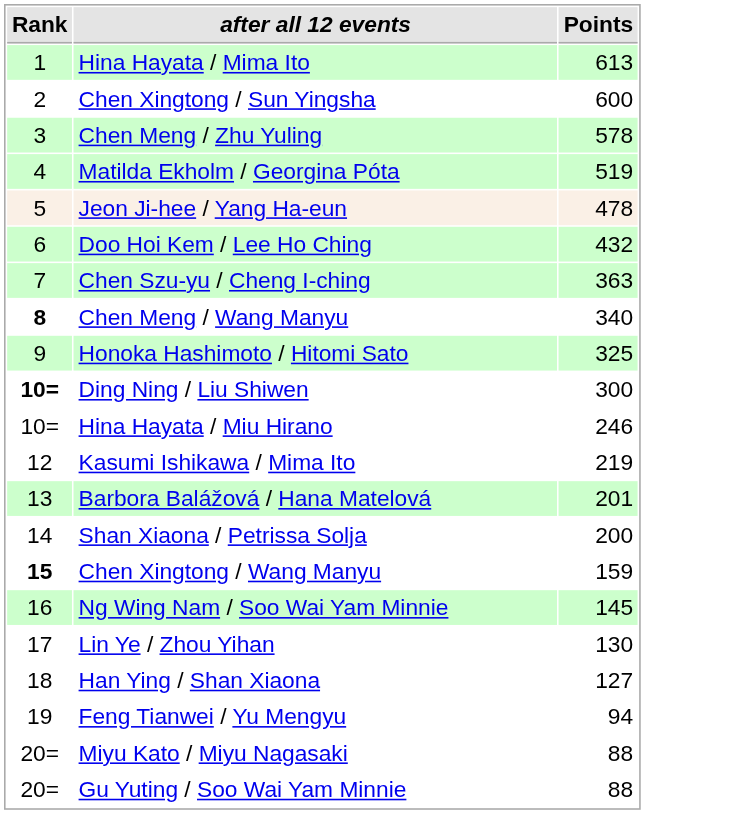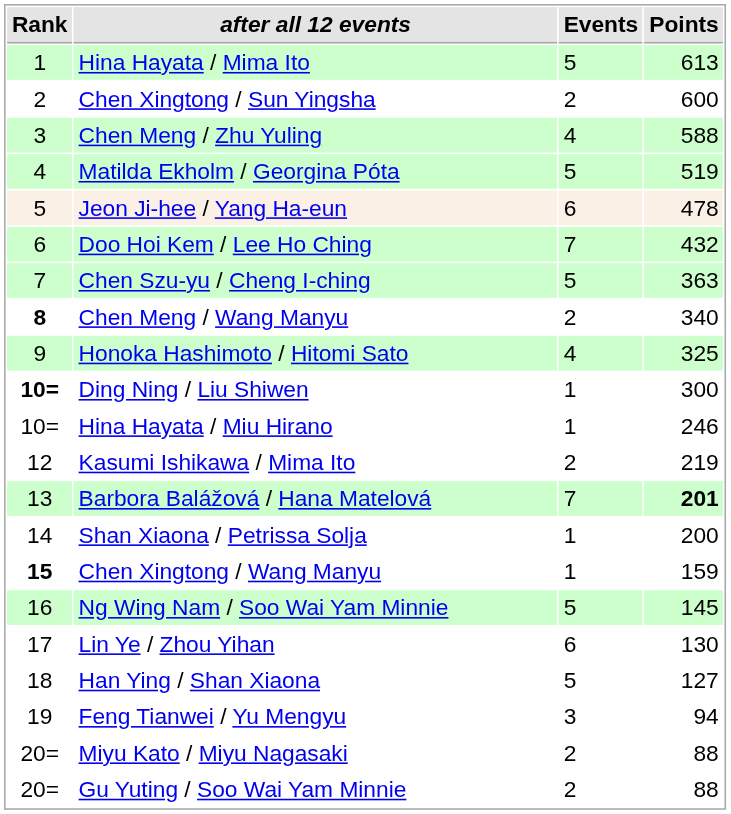+ column: (601, 25)
(614, 135) 578 -> (700, 135) 588
(614, 499) normal -> (700, 499) bold
